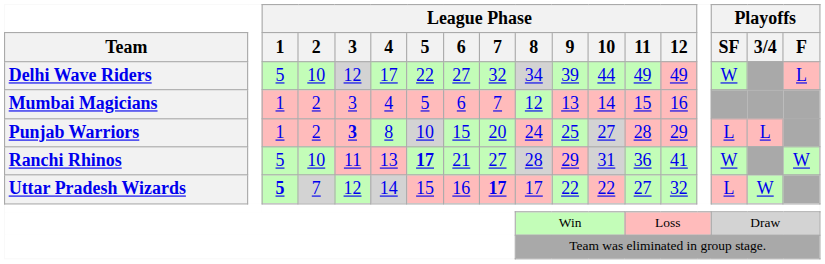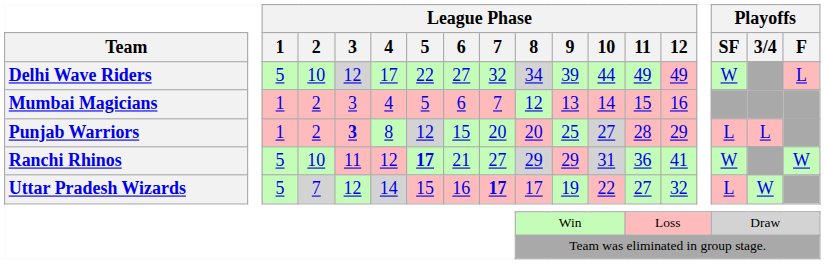(425, 132) 10 -> (425, 132) 12
(534, 132) 24 -> (534, 132) 20
(389, 160) 13 -> (389, 160) 12
(534, 160) 28 -> (534, 160) 29
(280, 189) bold -> (280, 189) normal
(570, 189) 22 -> (570, 189) 19
